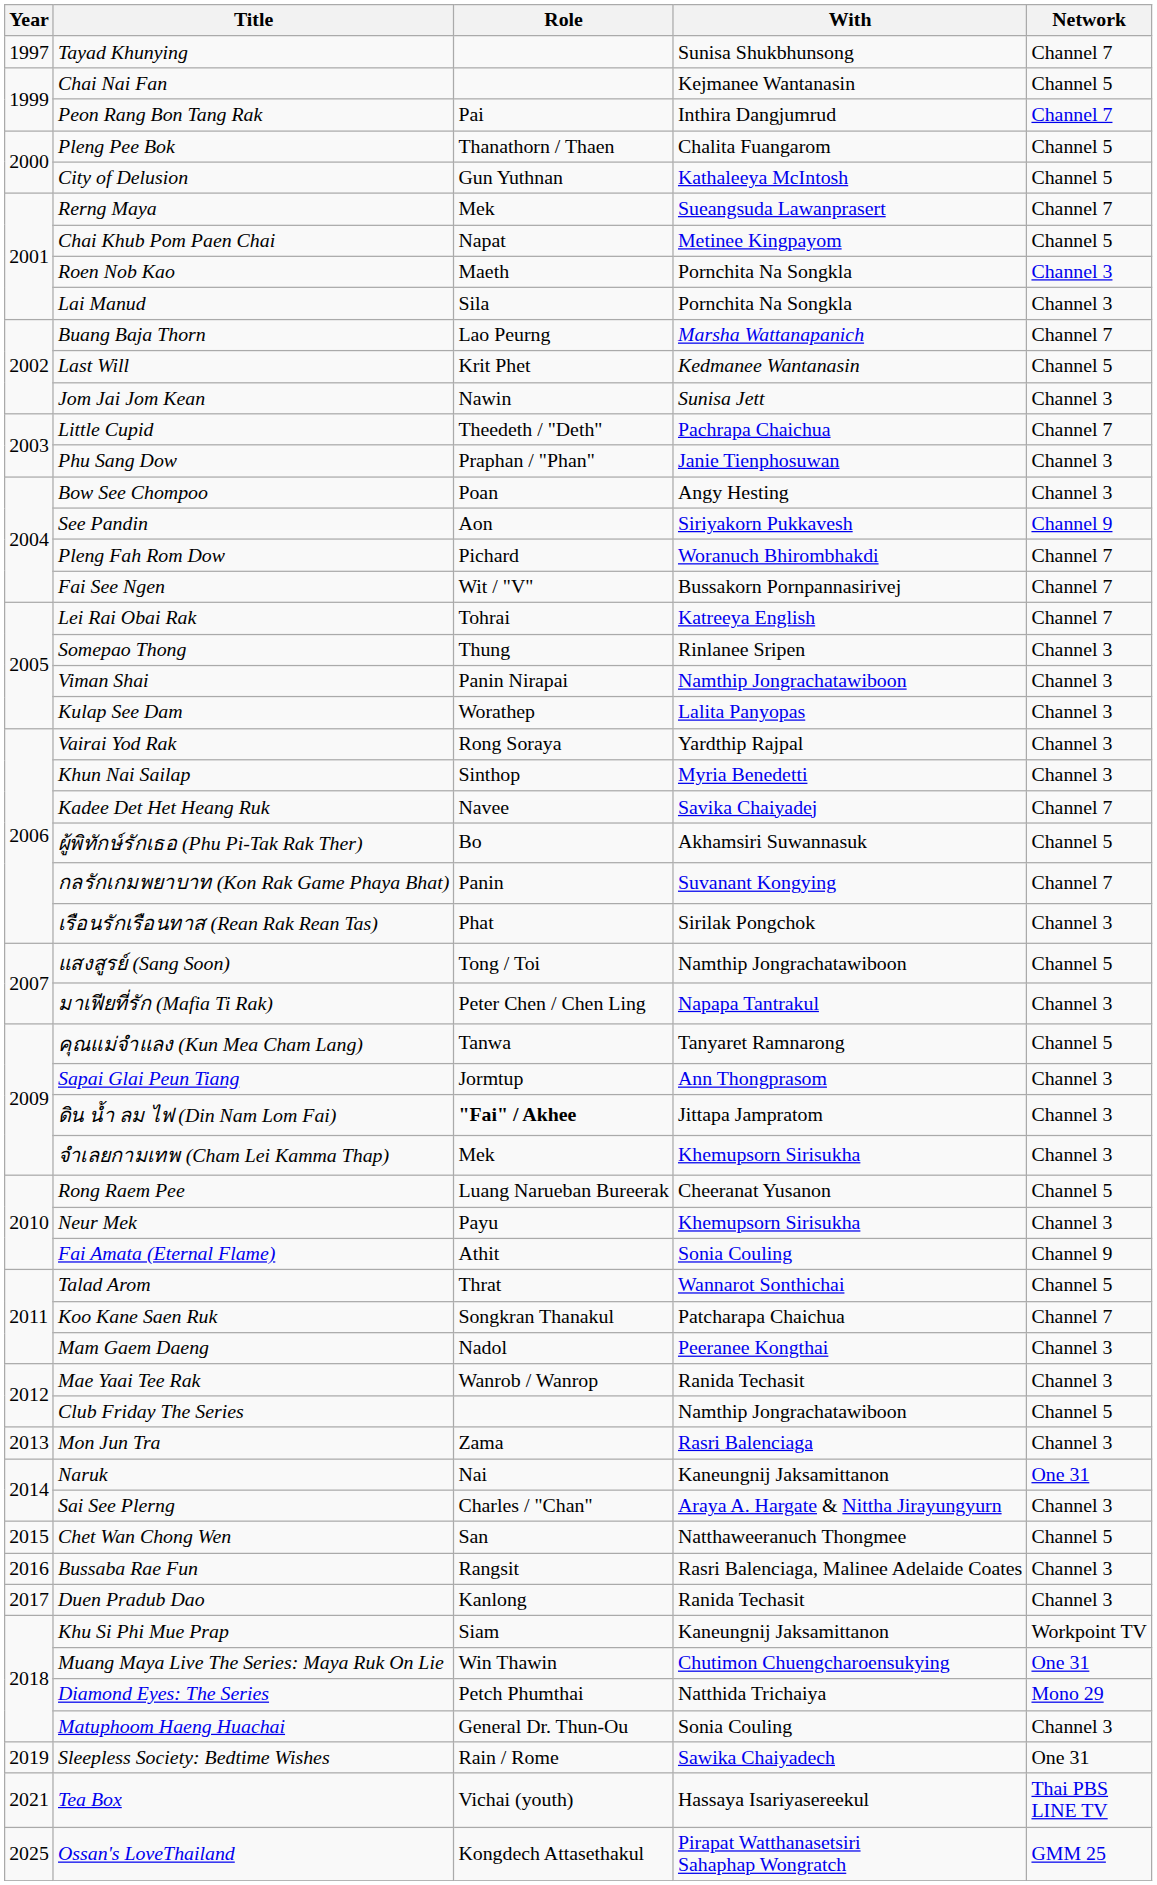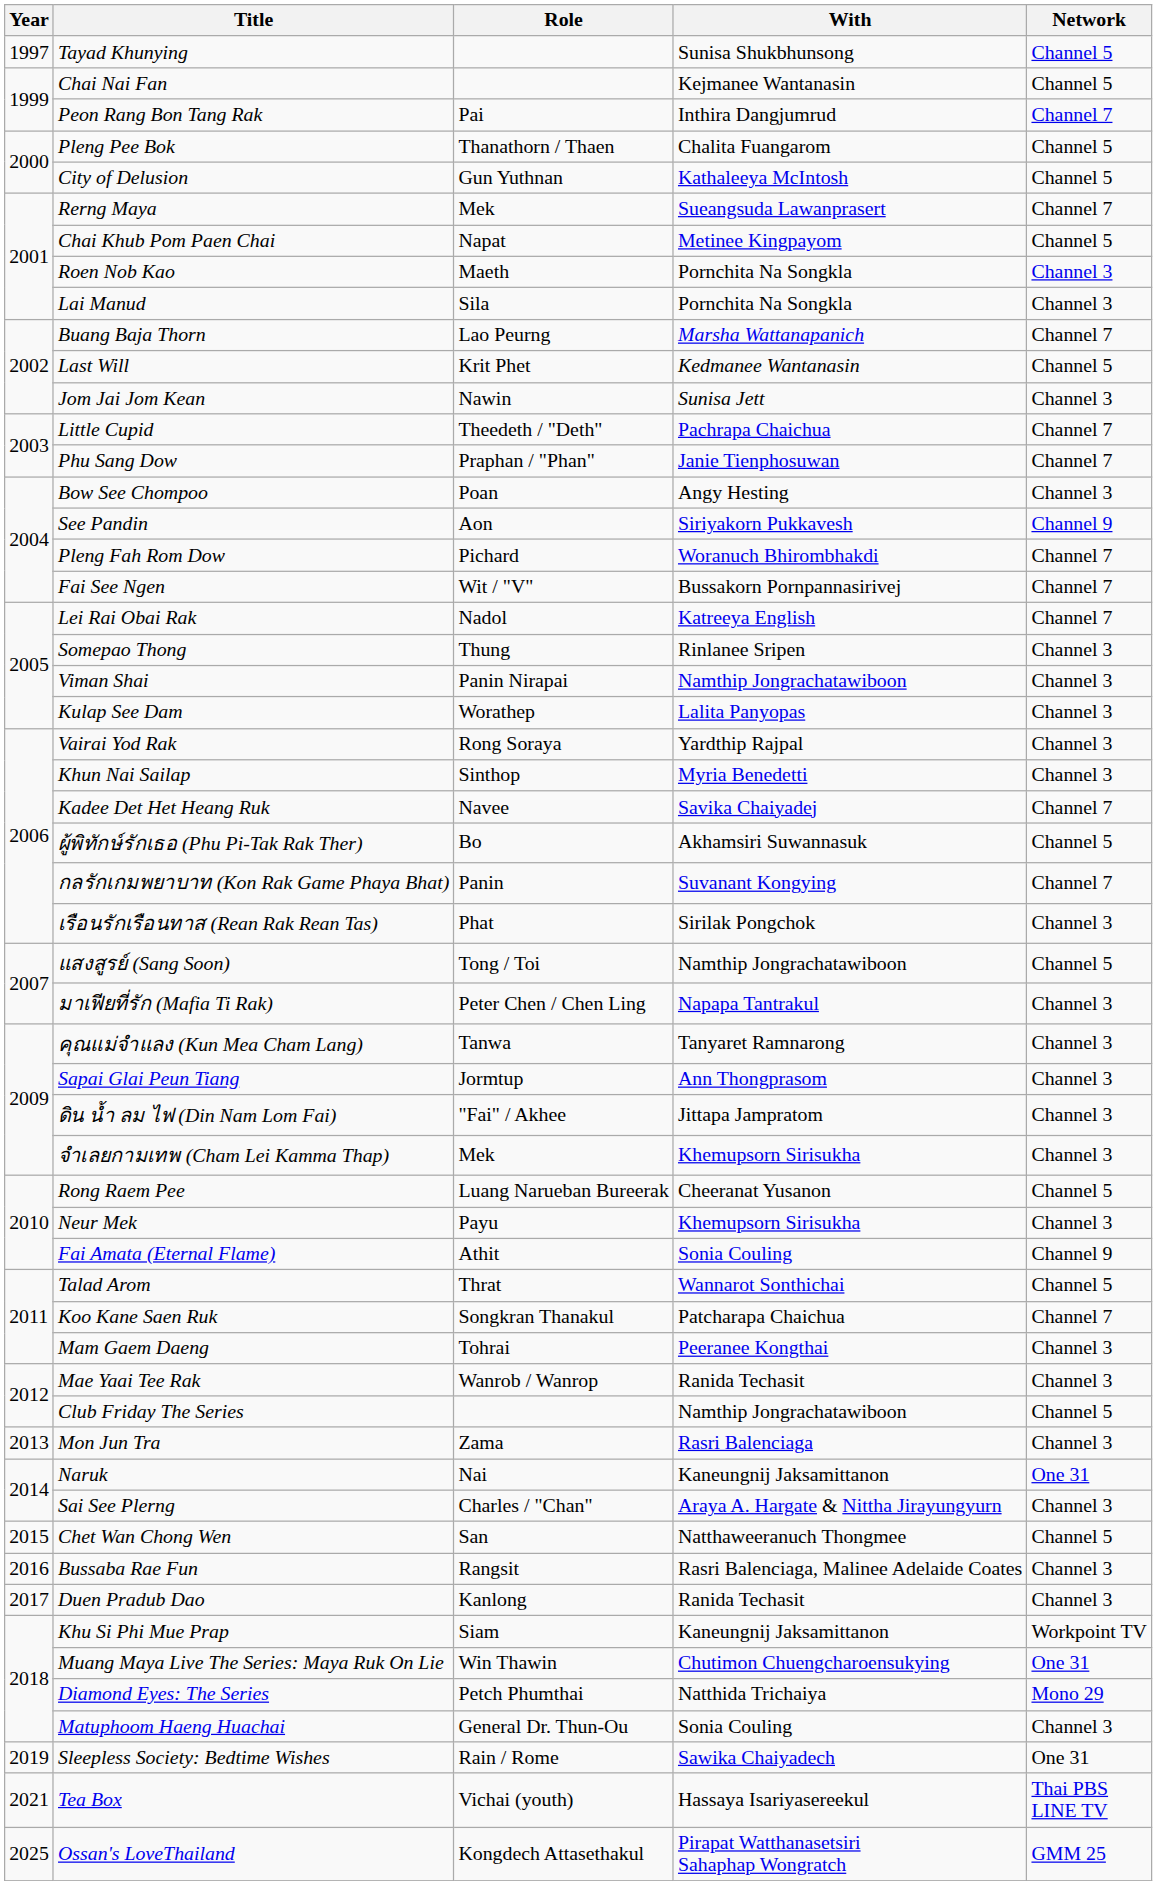(1072, 51) Channel 7 -> (1072, 51) Channel 5
(1072, 460) Channel 3 -> (1072, 460) Channel 7
(484, 618) Tohrai -> (483, 618) Nadol
(1072, 1043) Channel 5 -> (1072, 1043) Channel 3
(517, 1114) bold -> (512, 1114) normal
(483, 1348) Nadol -> (484, 1348) Tohrai
